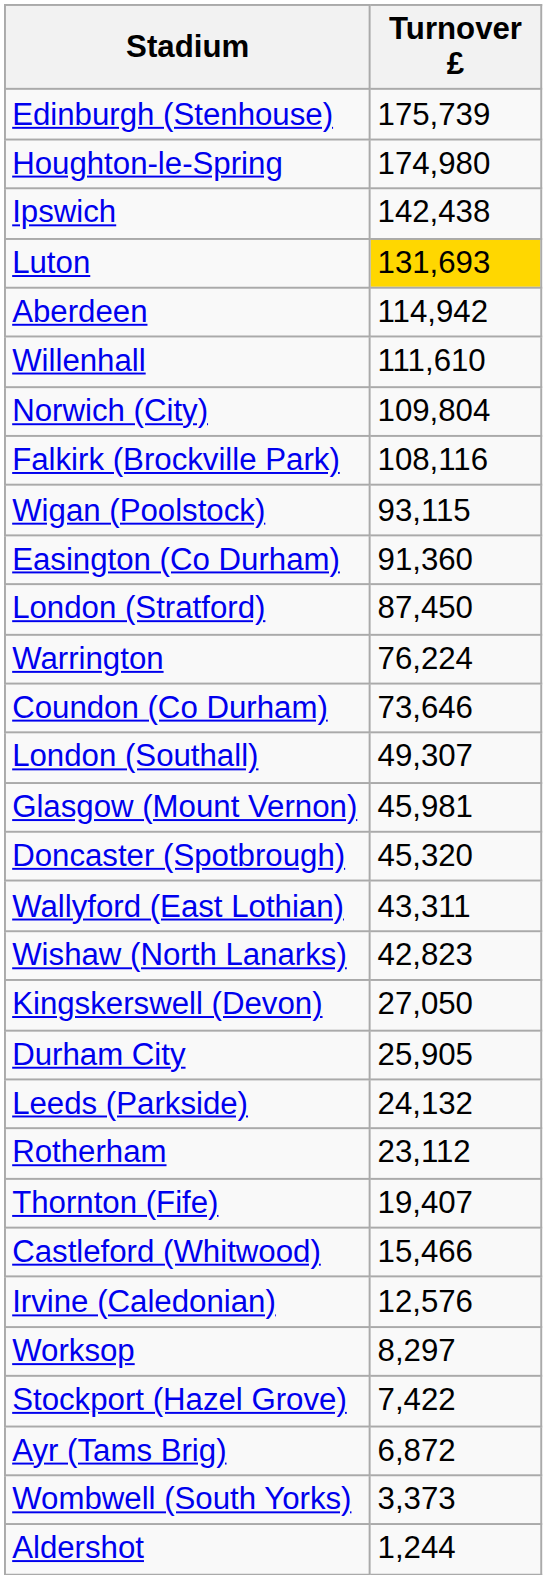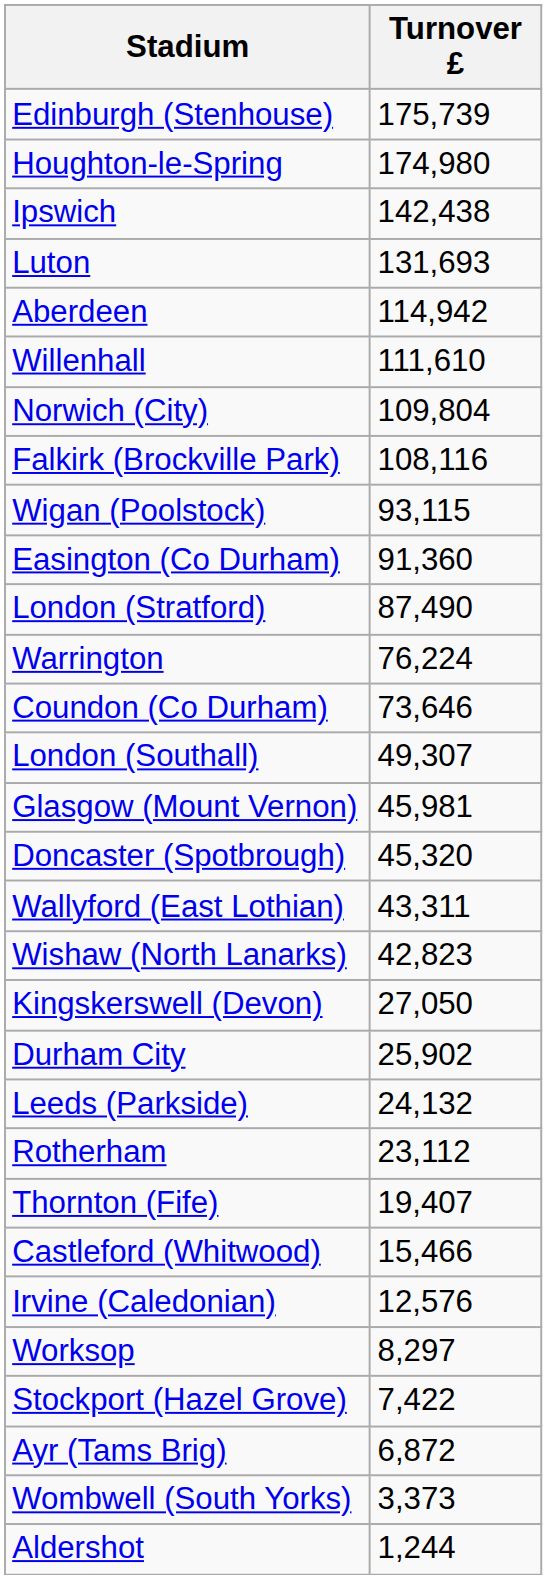(434, 262) gold background -> (434, 262) no background
(425, 608) 87,450 -> (425, 608) 87,490
(425, 1053) 25,905 -> (425, 1053) 25,902
